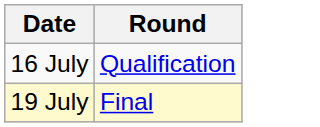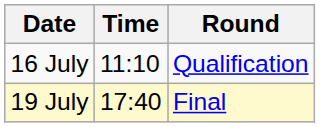+ column: (131, 24)
